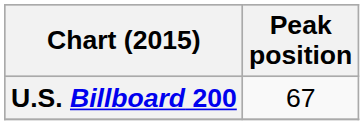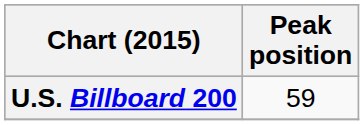(301, 97) 67 -> (301, 97) 59
